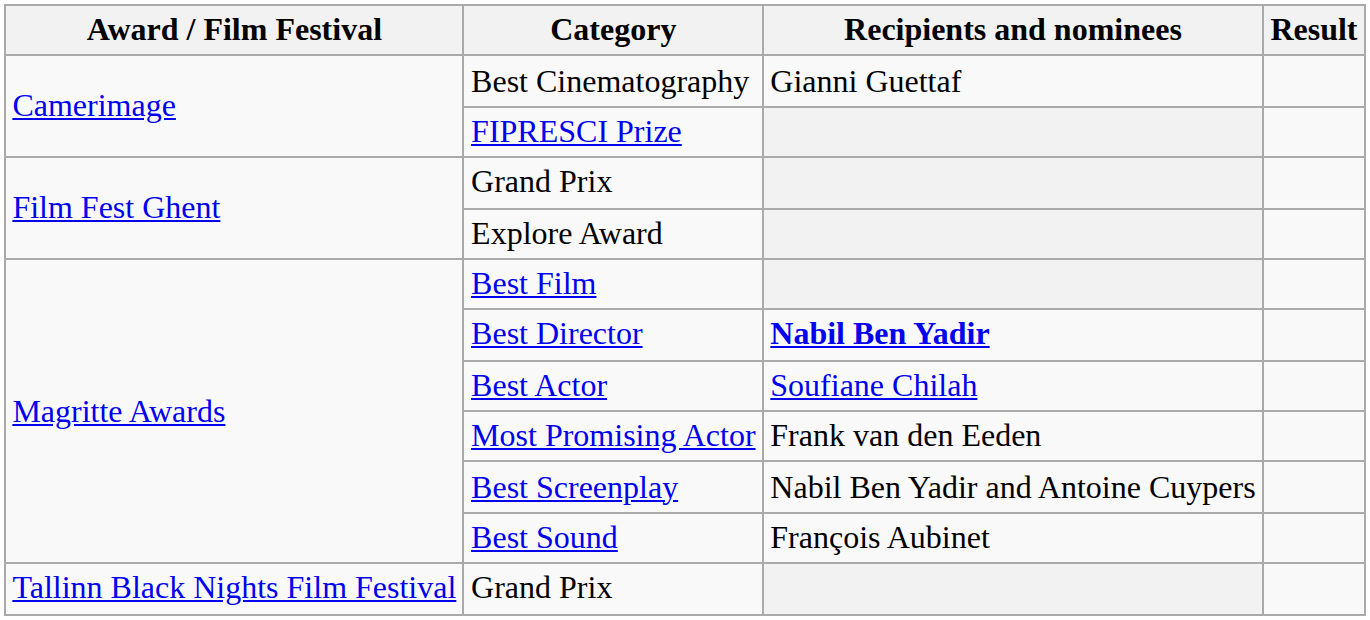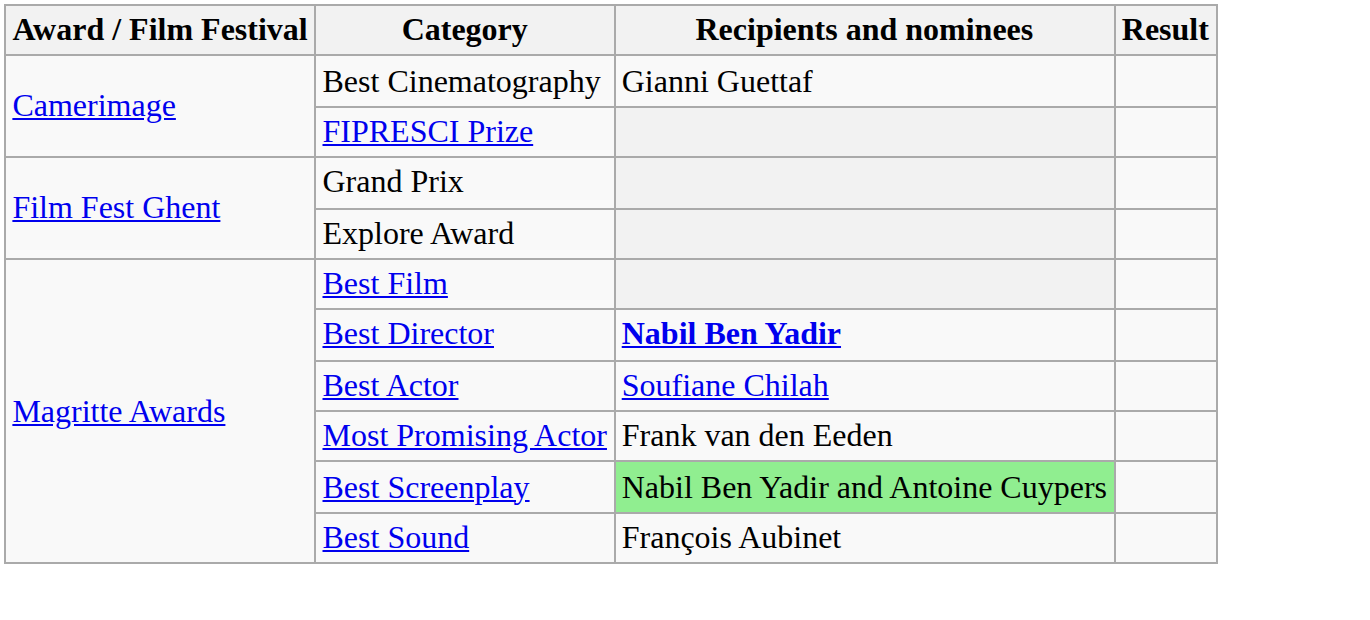(1013, 486) no background -> (864, 486) lightgreen background
- row: (234, 588)
